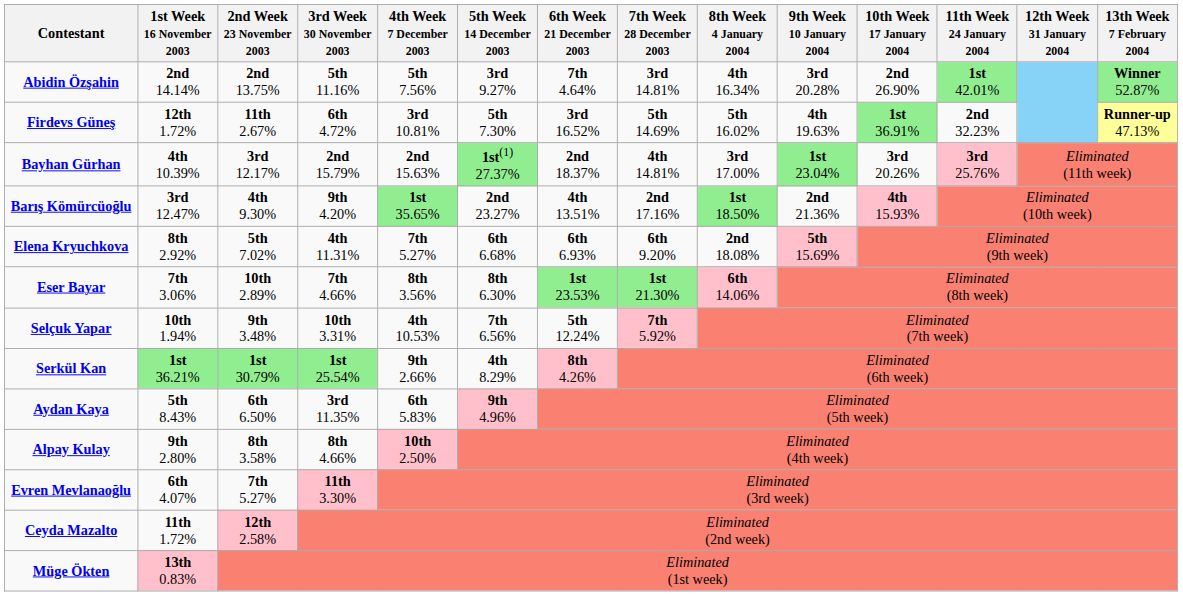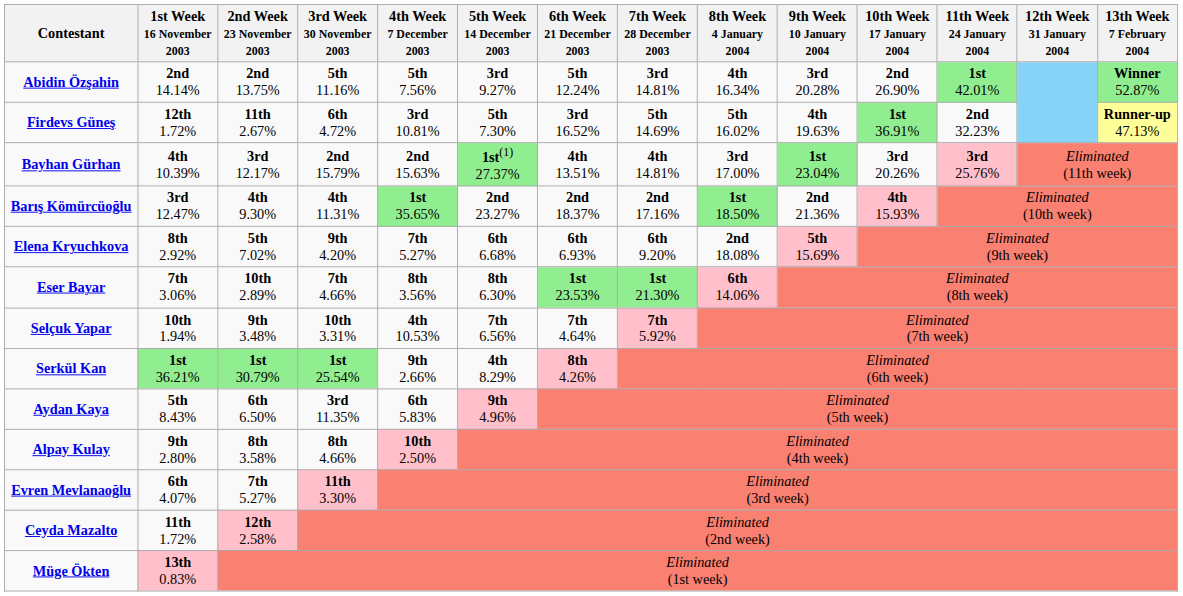(578, 82) 7th 4.64% -> (578, 82) 5th 12.24%
(578, 164) 2nd 18.37% -> (578, 164) 4th 13.51%
(338, 206) 9th 4.20% -> (338, 206) 4th 11.31%
(578, 206) 4th 13.51% -> (578, 206) 2nd 18.37%
(338, 247) 4th 11.31% -> (338, 247) 9th 4.20%
(578, 328) 5th 12.24% -> (578, 328) 7th 4.64%
